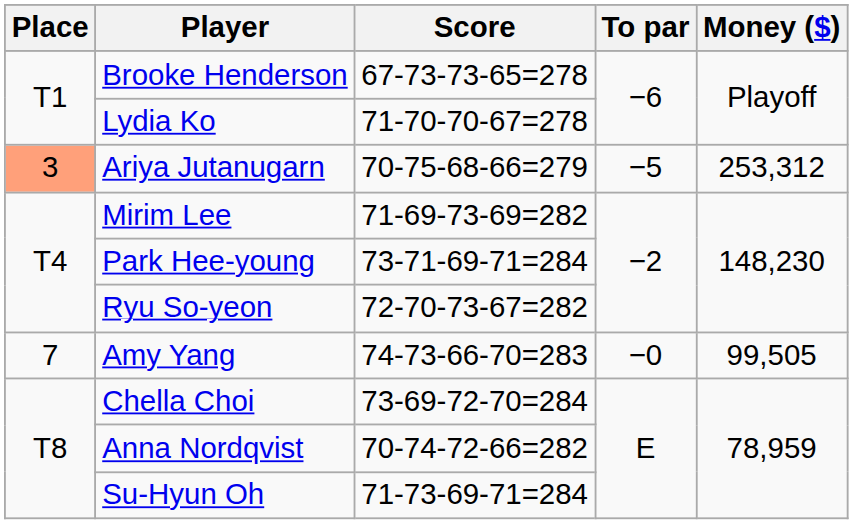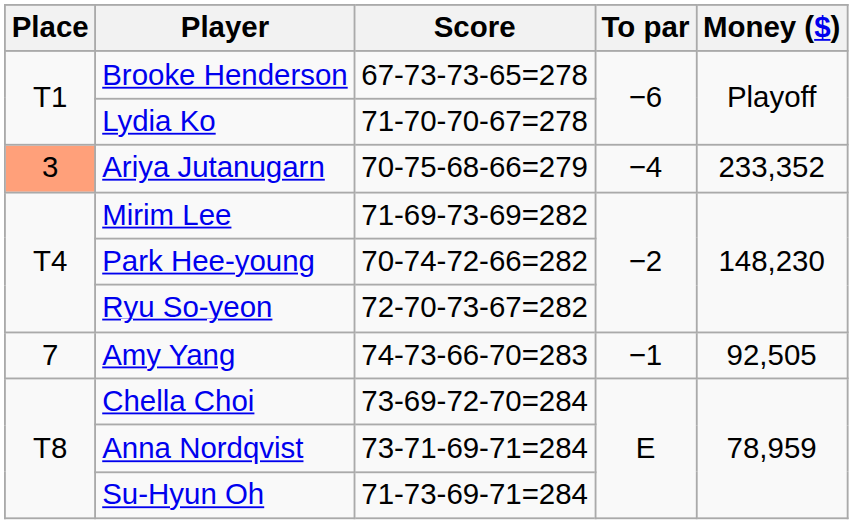(645, 167) −5 -> (645, 167) −4
(772, 167) 253,312 -> (772, 167) 233,352
(475, 261) 73-71-69-71=284 -> (475, 261) 70-74-72-66=282
(645, 354) −0 -> (645, 354) −1
(772, 354) 99,505 -> (772, 354) 92,505
(475, 448) 70-74-72-66=282 -> (475, 448) 73-71-69-71=284
